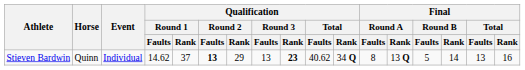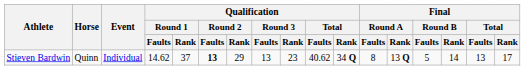(293, 58) bold -> (293, 58) normal
(507, 58) 16 -> (507, 58) 17
